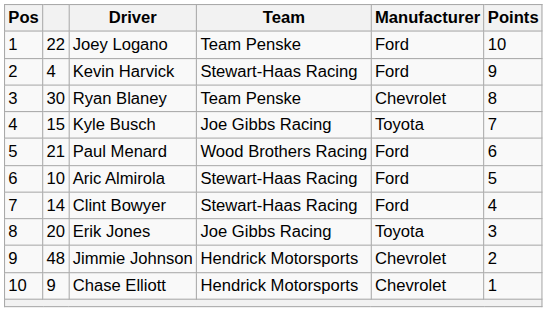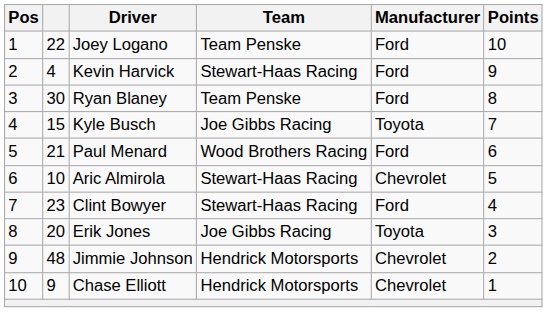(410, 97) Chevrolet -> (392, 97) Ford
(392, 178) Ford -> (410, 178) Chevrolet
(56, 204) 14 -> (56, 204) 23
